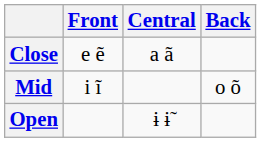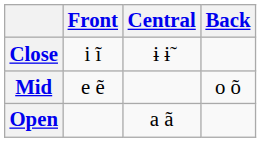(93, 53) e ẽ -> (93, 53) i ĩ
(162, 53) a ã -> (162, 53) ɨ ɨ̃
(93, 86) i ĩ -> (93, 86) e ẽ
(162, 119) ɨ ɨ̃ -> (162, 119) a ã
